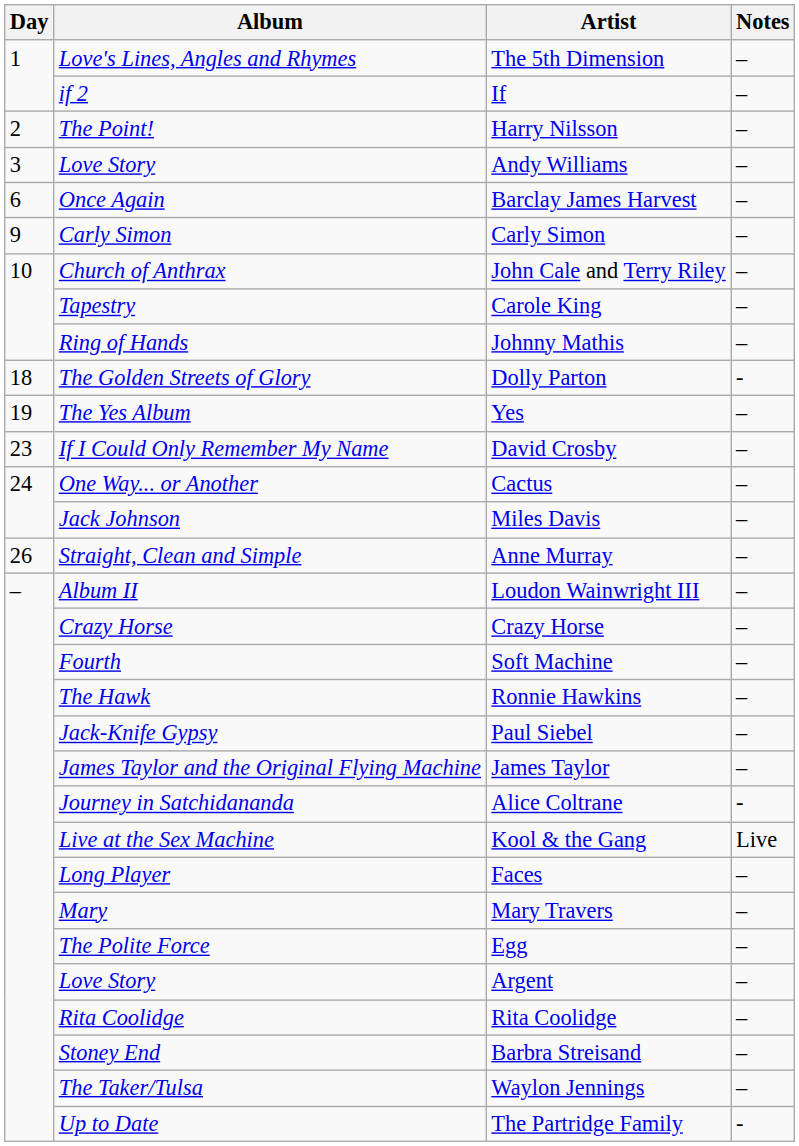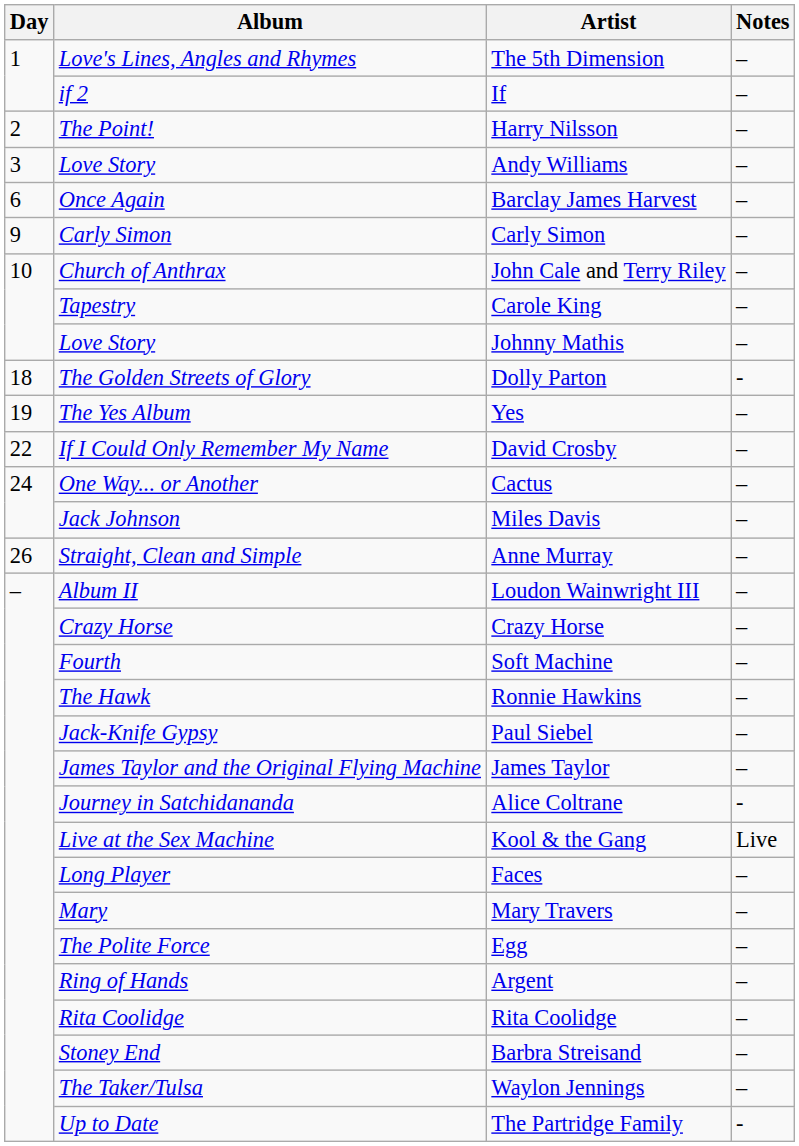(123, 341) Ring of Hands -> (107, 341) Love Story
(21, 448) 23 -> (21, 448) 22
(107, 981) Love Story -> (123, 981) Ring of Hands
